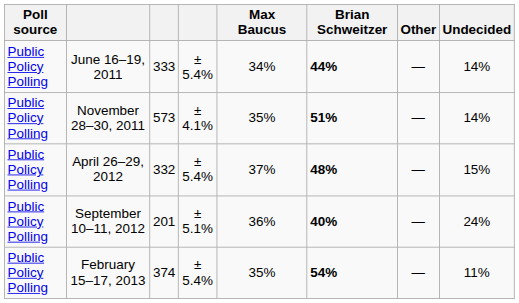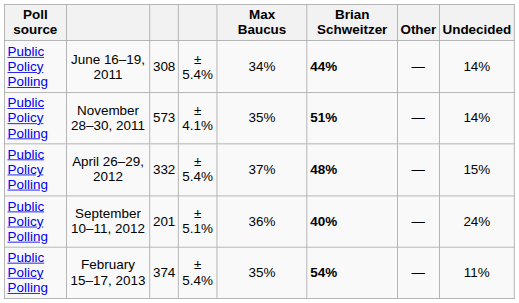(164, 66) 333 -> (164, 66) 308
